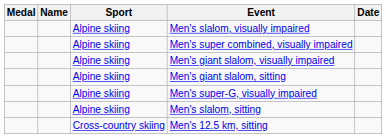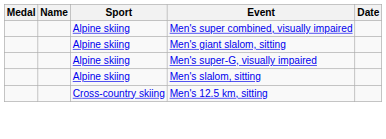- row: (240, 29)
- row: (252, 61)
